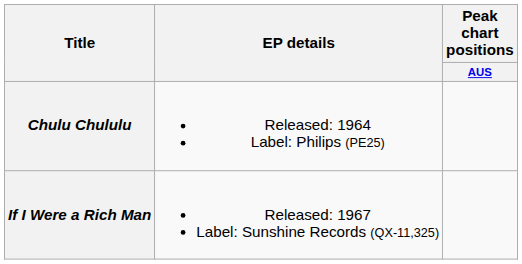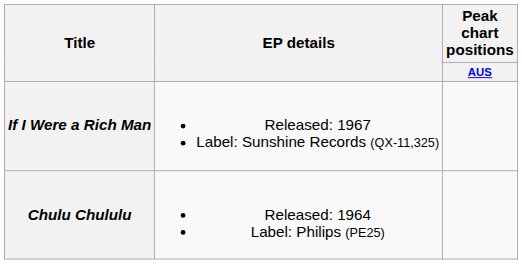rows swapped: (80, 125) <-> (80, 214)
